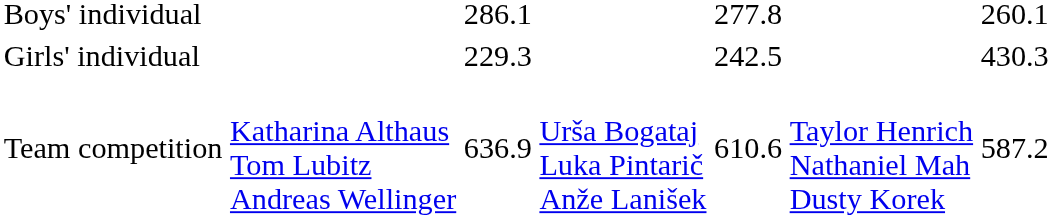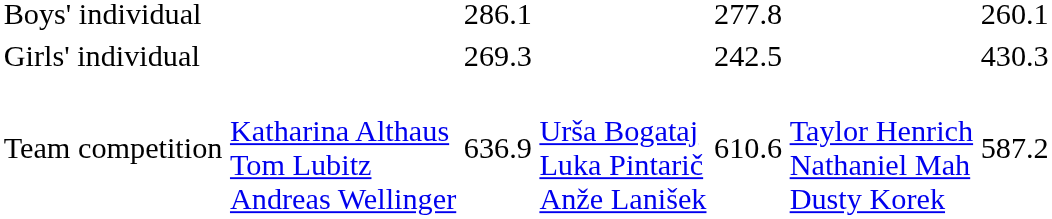(498, 55) 229.3 -> (498, 55) 269.3
